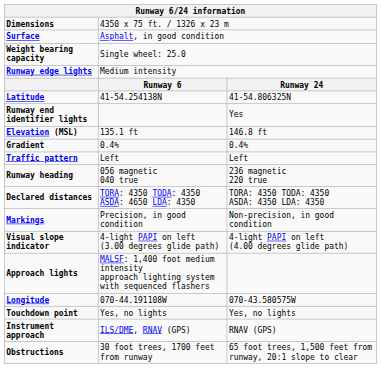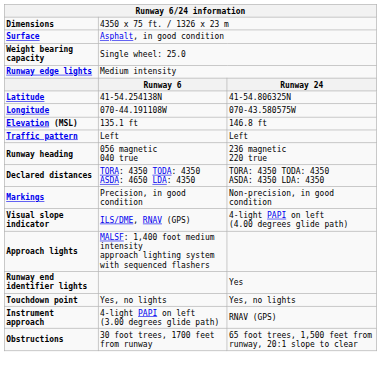rows swapped: (28, 300) <-> (47, 115)
- row: (25, 145)
(160, 242) 4-light PAPI on left (3.00 degrees glide path) -> (145, 220) ILS/DME, RNAV (GPS)
(145, 330) ILS/DME, RNAV (GPS) -> (160, 317) 4-light PAPI on left (3.00 degrees glide path)
